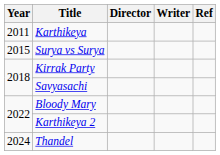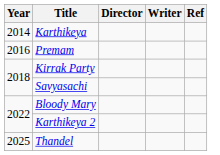(18, 31) 2011 -> (19, 31) 2014
- row: (70, 50)
+ row: (55, 50)
(19, 141) 2024 -> (19, 141) 2025
